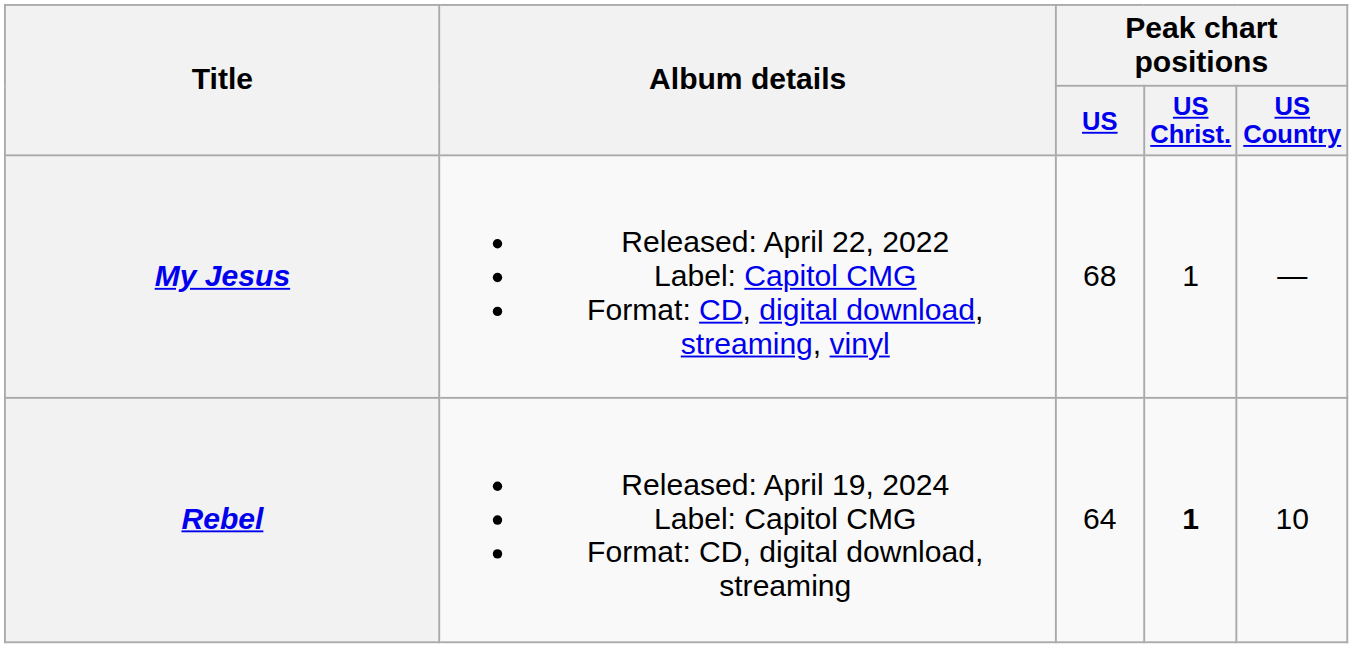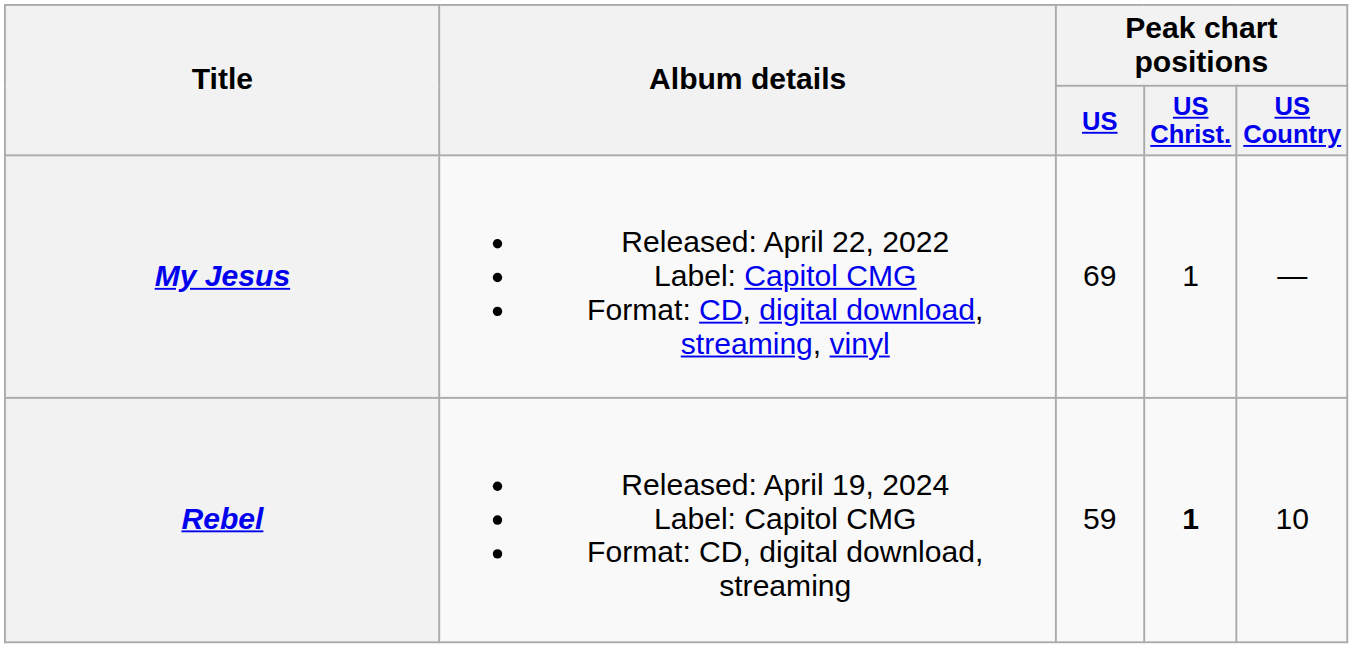(1100, 276) 68 -> (1100, 276) 69
(1100, 519) 64 -> (1100, 519) 59
